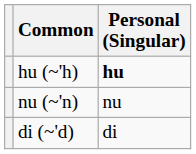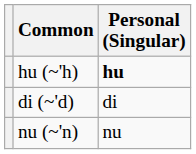rows swapped: (48, 102) <-> (46, 132)
